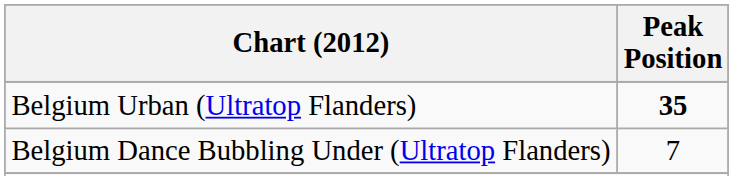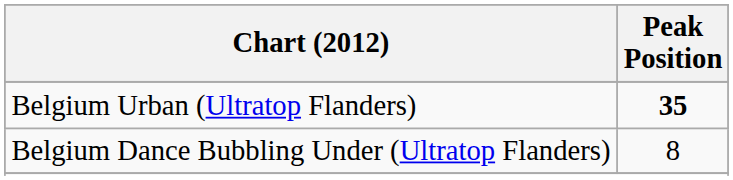(673, 150) 7 -> (673, 150) 8
